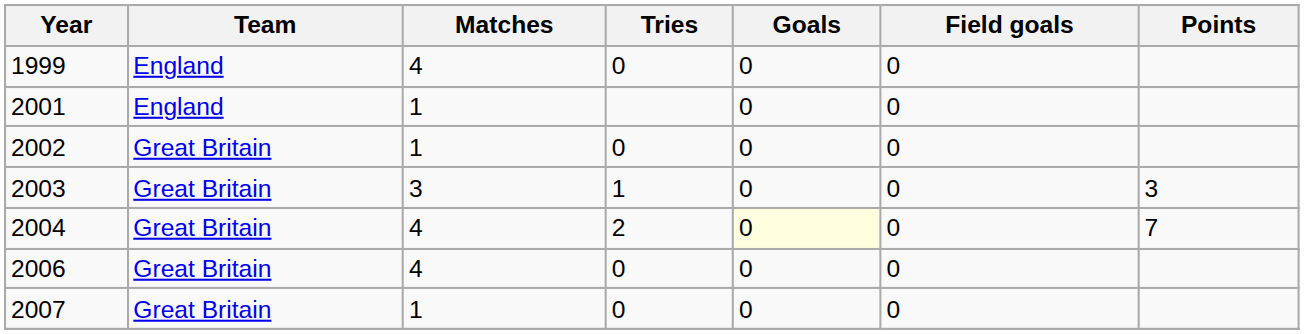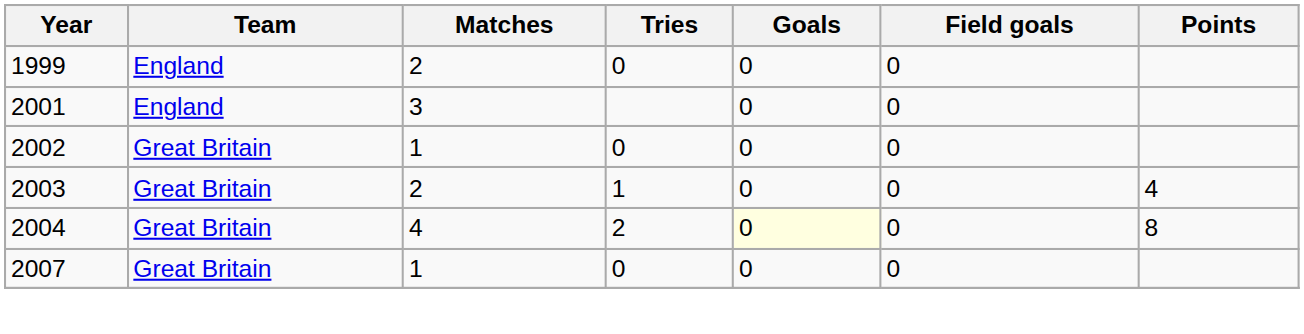(416, 66) 4 -> (416, 66) 2
(416, 106) 1 -> (416, 106) 3
(416, 188) 3 -> (416, 188) 2
(1151, 188) 3 -> (1151, 188) 4
(1151, 228) 7 -> (1151, 228) 8
- row: (38, 269)
